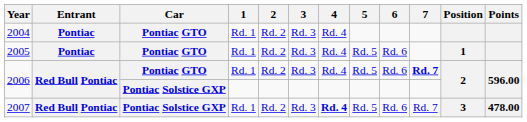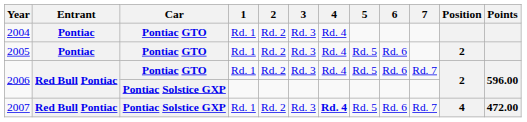(463, 51) 1 -> (462, 51) 2
(425, 70) bold -> (425, 70) normal
(463, 108) 3 -> (462, 108) 4
(504, 108) 478.00 -> (503, 108) 472.00
